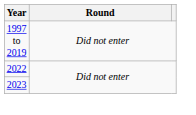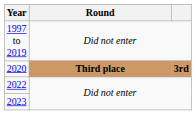+ row: (17, 69)
